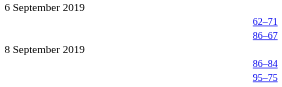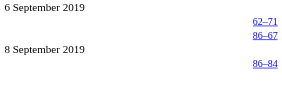- row: (112, 78)
